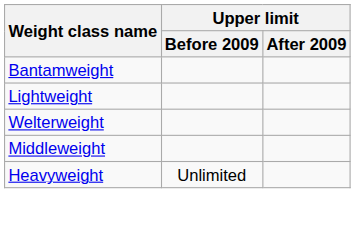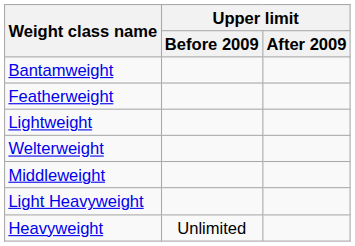+ row: (61, 97)
+ row: (76, 201)
